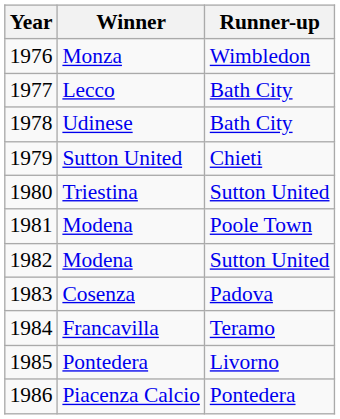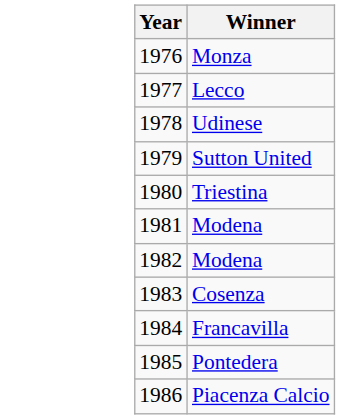- column: (270, 21)
